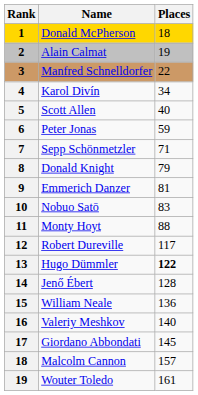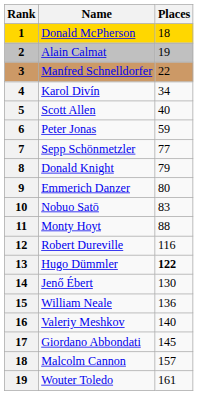(164, 149) 71 -> (164, 149) 77
(164, 187) 81 -> (164, 187) 80
(167, 245) 117 -> (167, 245) 116
(167, 284) 128 -> (167, 284) 130
